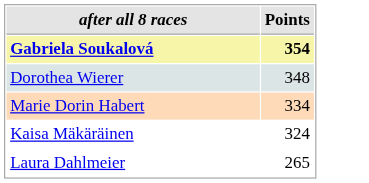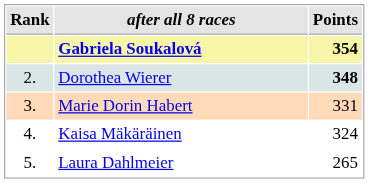+ column: (30, 19)
(297, 77) normal -> (345, 77) bold
(297, 105) 334 -> (345, 105) 331
